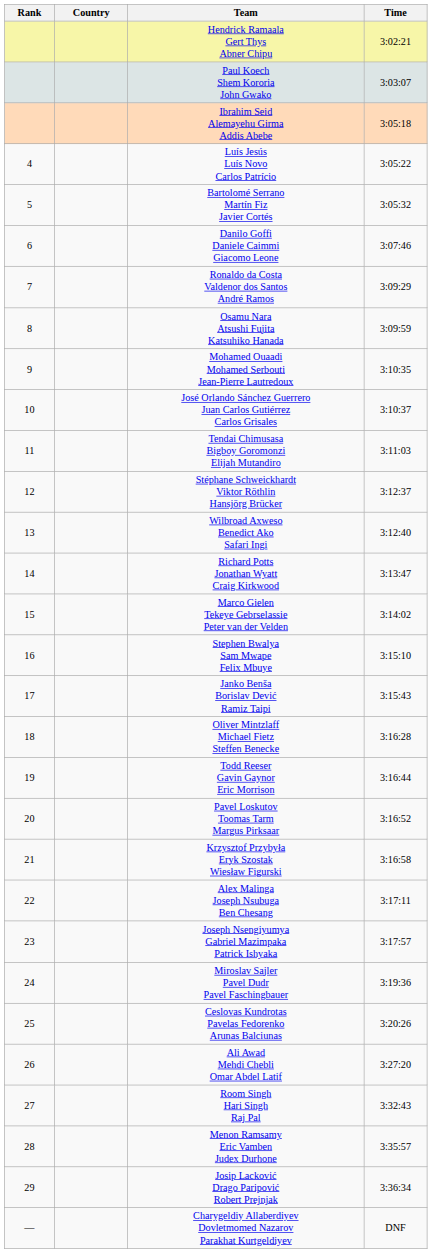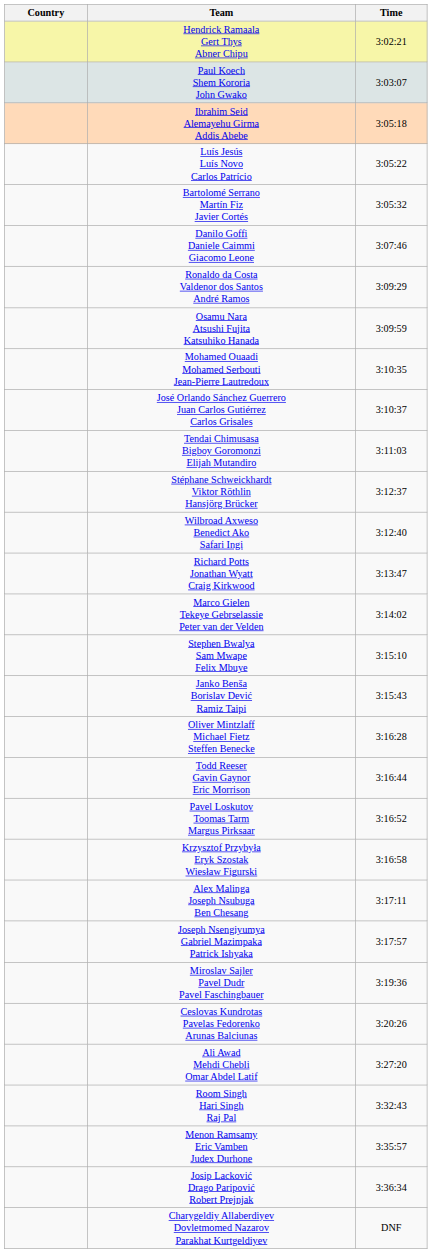- column: (29, 13)
